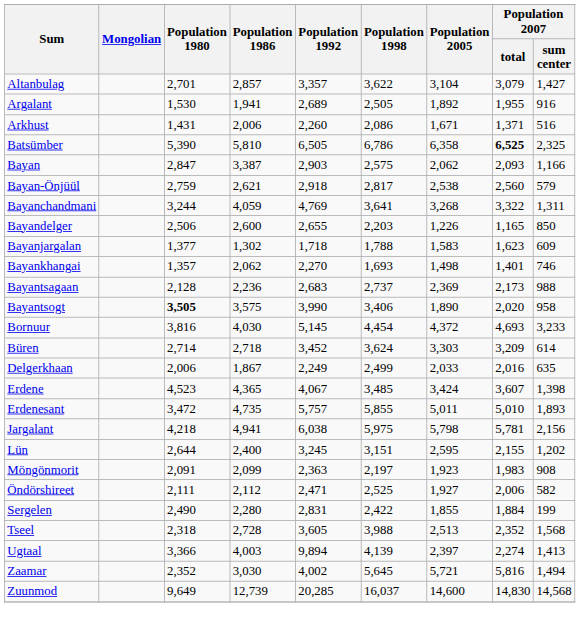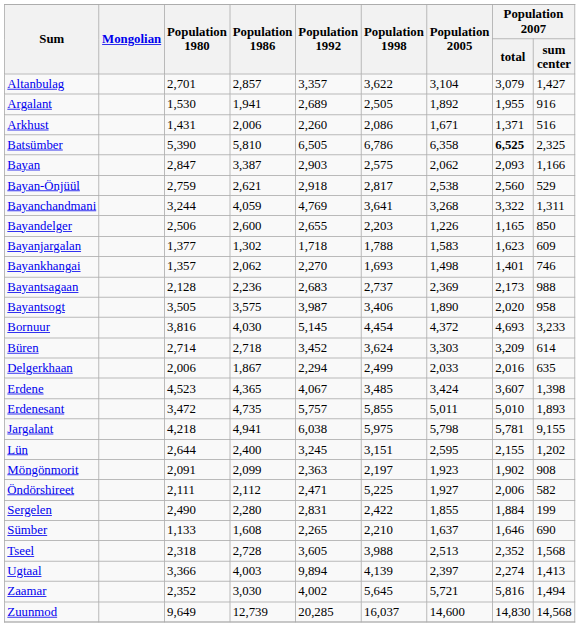(546, 185) 579 -> (546, 185) 529
(181, 307) bold -> (181, 307) normal
(313, 307) 3,990 -> (313, 307) 3,987
(313, 368) 2,249 -> (313, 368) 2,294
(551, 429) 2,156 -> (551, 429) 9,155
(510, 469) 1,983 -> (510, 469) 1,902
(378, 490) 2,525 -> (378, 490) 5,225
+ row: (27, 530)
